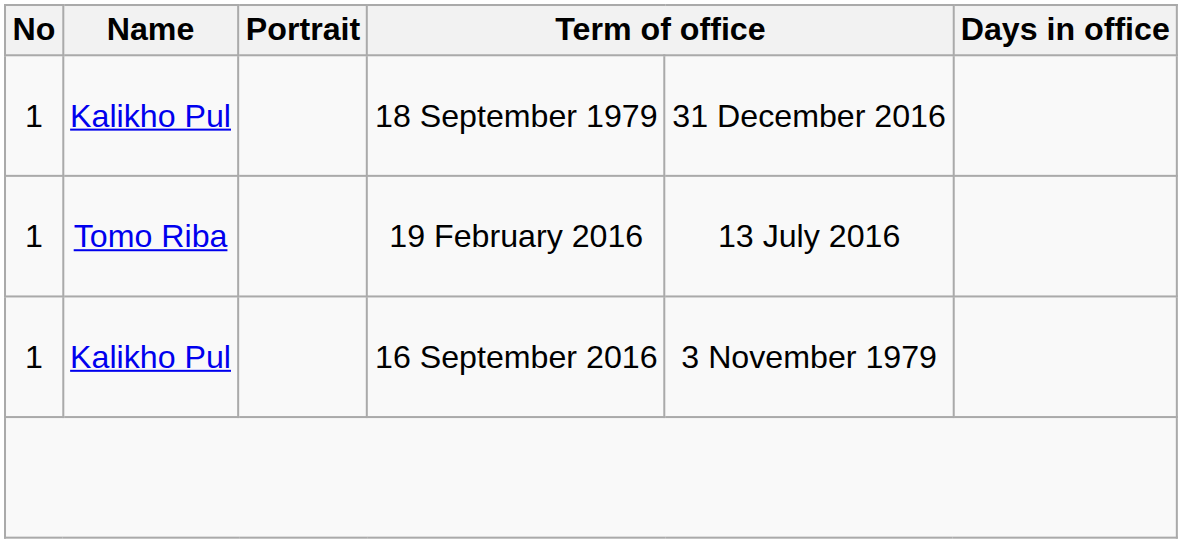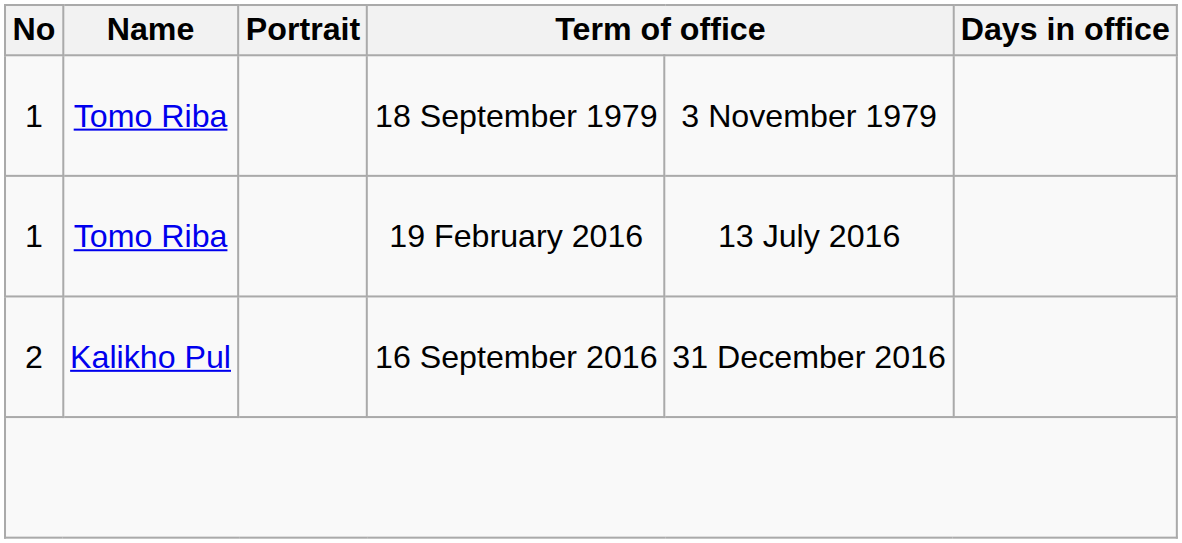(151, 115) Kalikho Pul -> (151, 115) Tomo Riba
(809, 115) 31 December 2016 -> (809, 115) 3 November 1979
(34, 357) 1 -> (34, 357) 2
(809, 357) 3 November 1979 -> (809, 357) 31 December 2016
